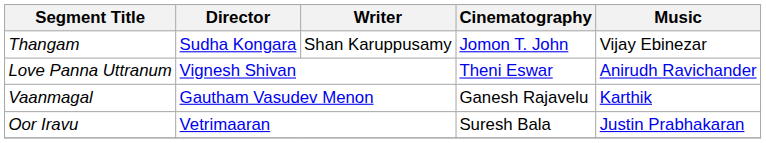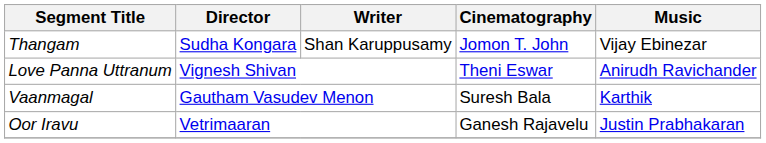(524, 97) Ganesh Rajavelu -> (505, 97) Suresh Bala
(505, 124) Suresh Bala -> (524, 124) Ganesh Rajavelu
